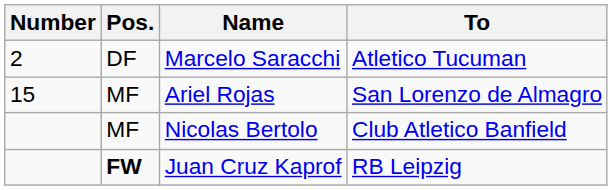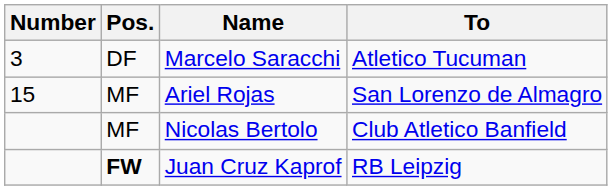(16, 58) 2 -> (16, 58) 3
